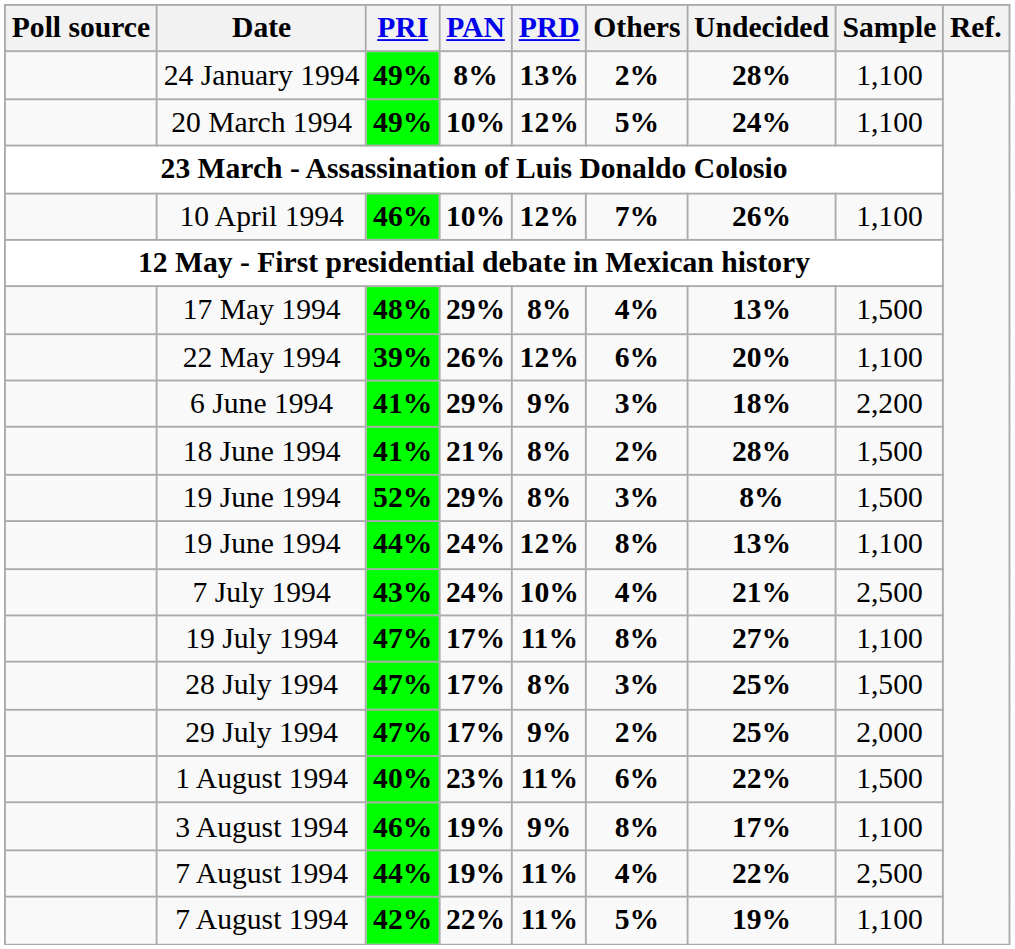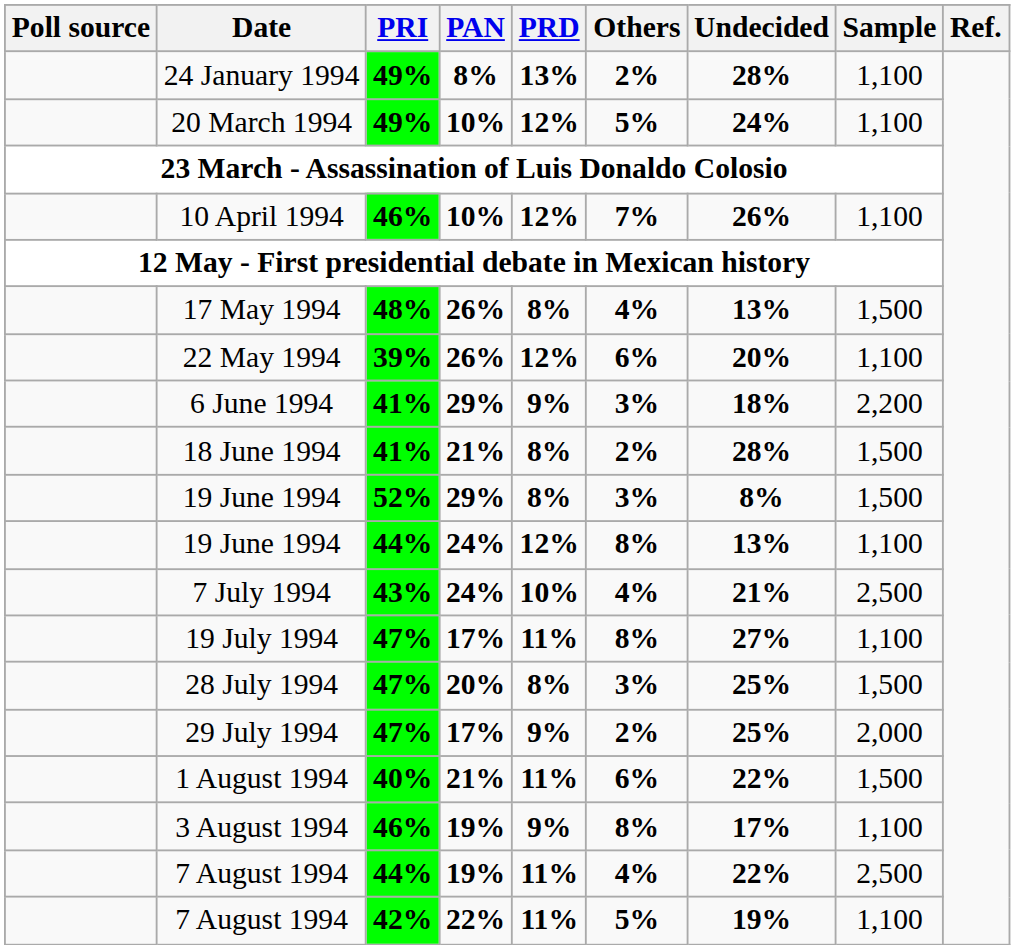(476, 309) 29% -> (476, 309) 26%
(476, 685) 17% -> (476, 685) 20%
(476, 779) 23% -> (476, 779) 21%
